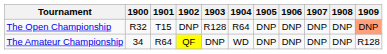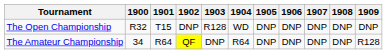(241, 27) R64 -> (241, 27) WD
(368, 27) lightsalmon background -> (368, 27) no background
(241, 42) WD -> (241, 42) R64
